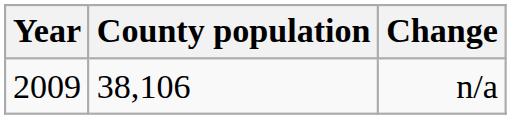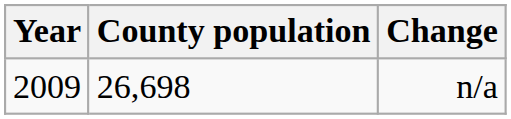(144, 85) 38,106 -> (144, 85) 26,698
